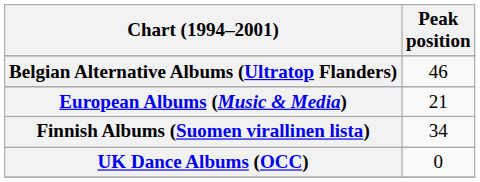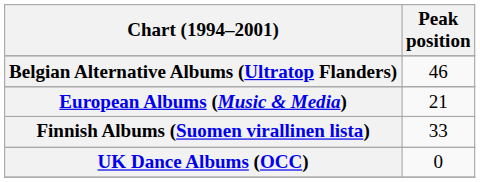(438, 131) 34 -> (438, 131) 33
